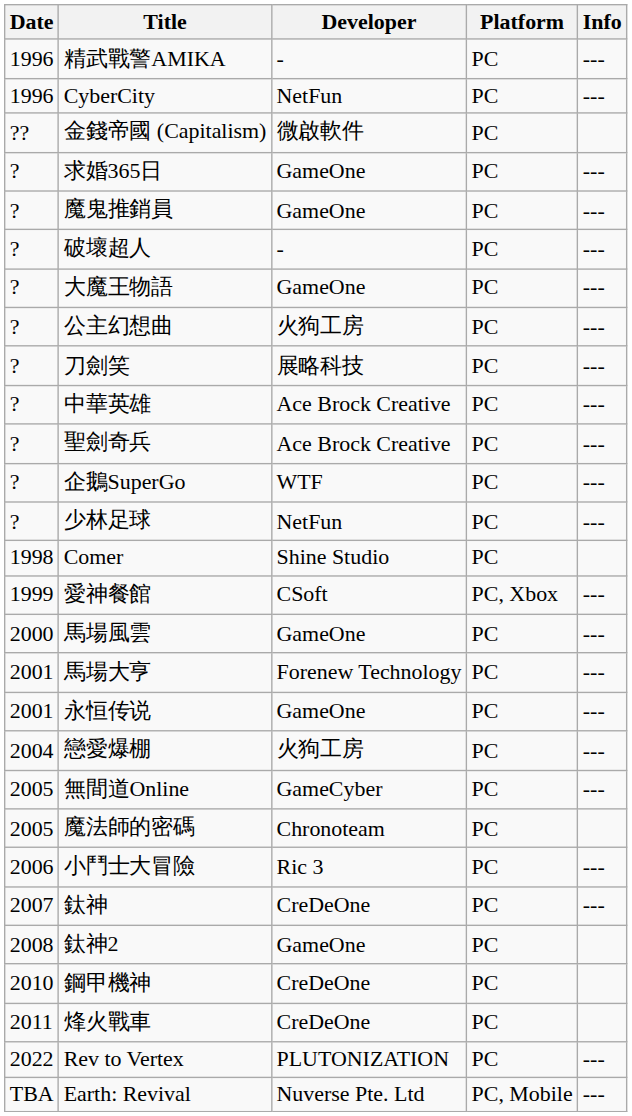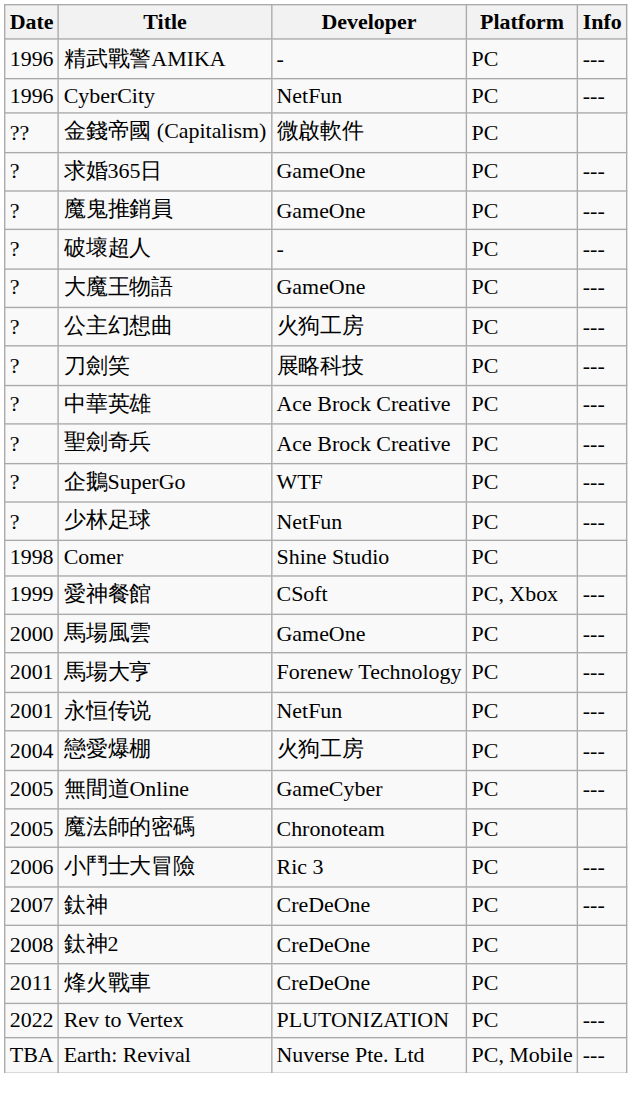(321, 711) GameOne -> (309, 711) NetFun
(321, 944) GameOne -> (323, 944) CreDeOne
- row: (108, 982)
